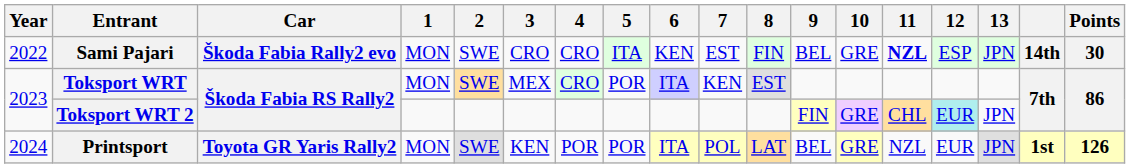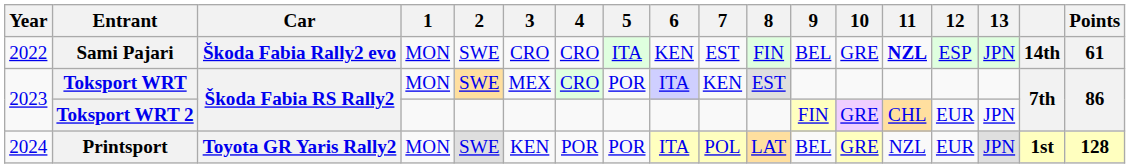(1095, 52) 30 -> (1095, 52) 61
(955, 115) paleturquoise background -> (955, 115) no background
(1095, 147) 126 -> (1095, 147) 128
